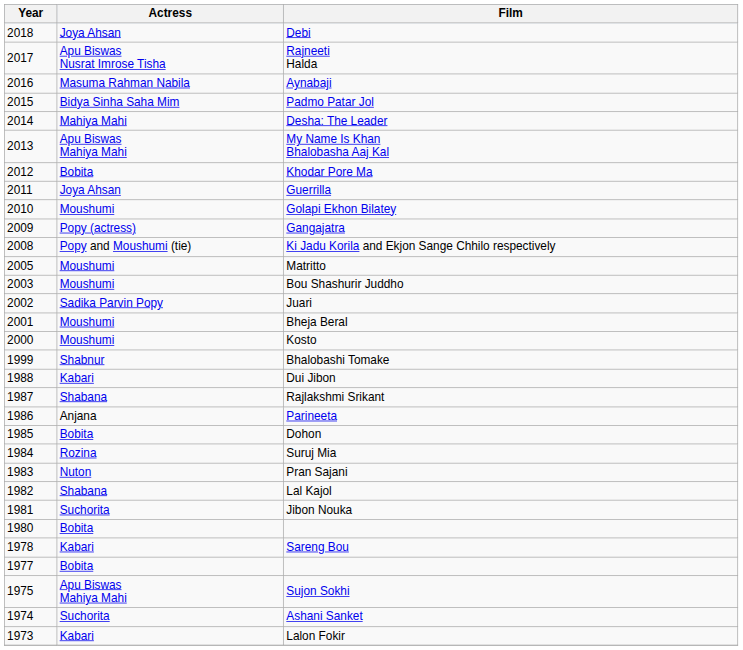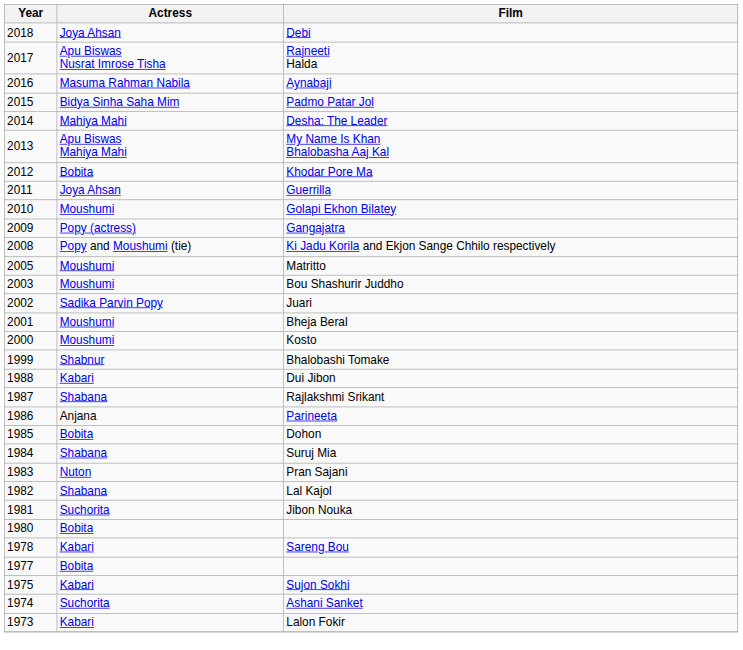(78, 453) Rozina -> (83, 453) Shabana
(93, 591) Apu Biswas Mahiya Mahi -> (77, 585) Kabari
